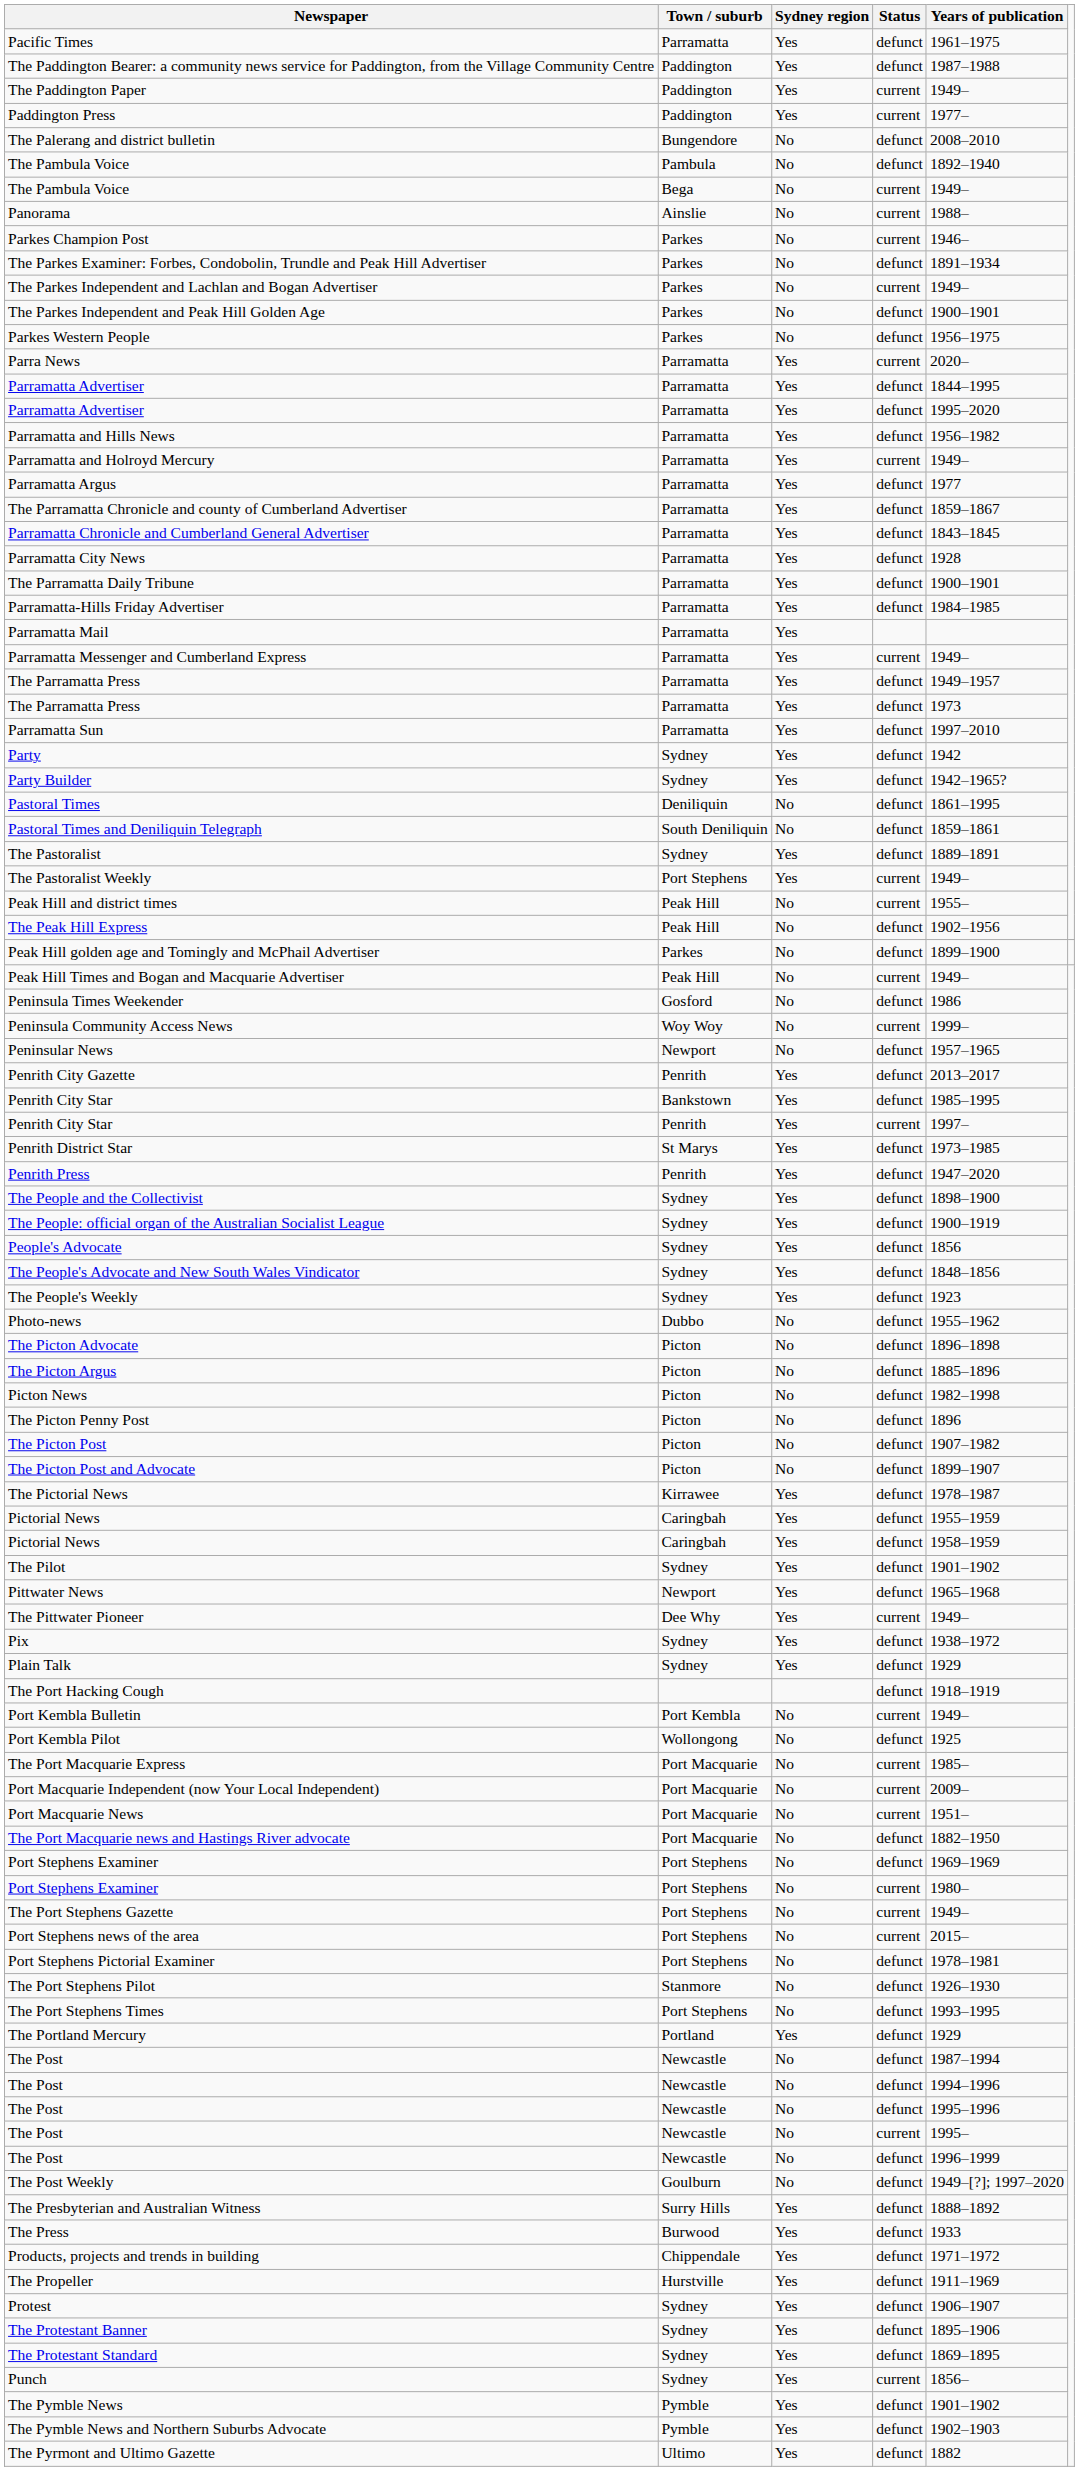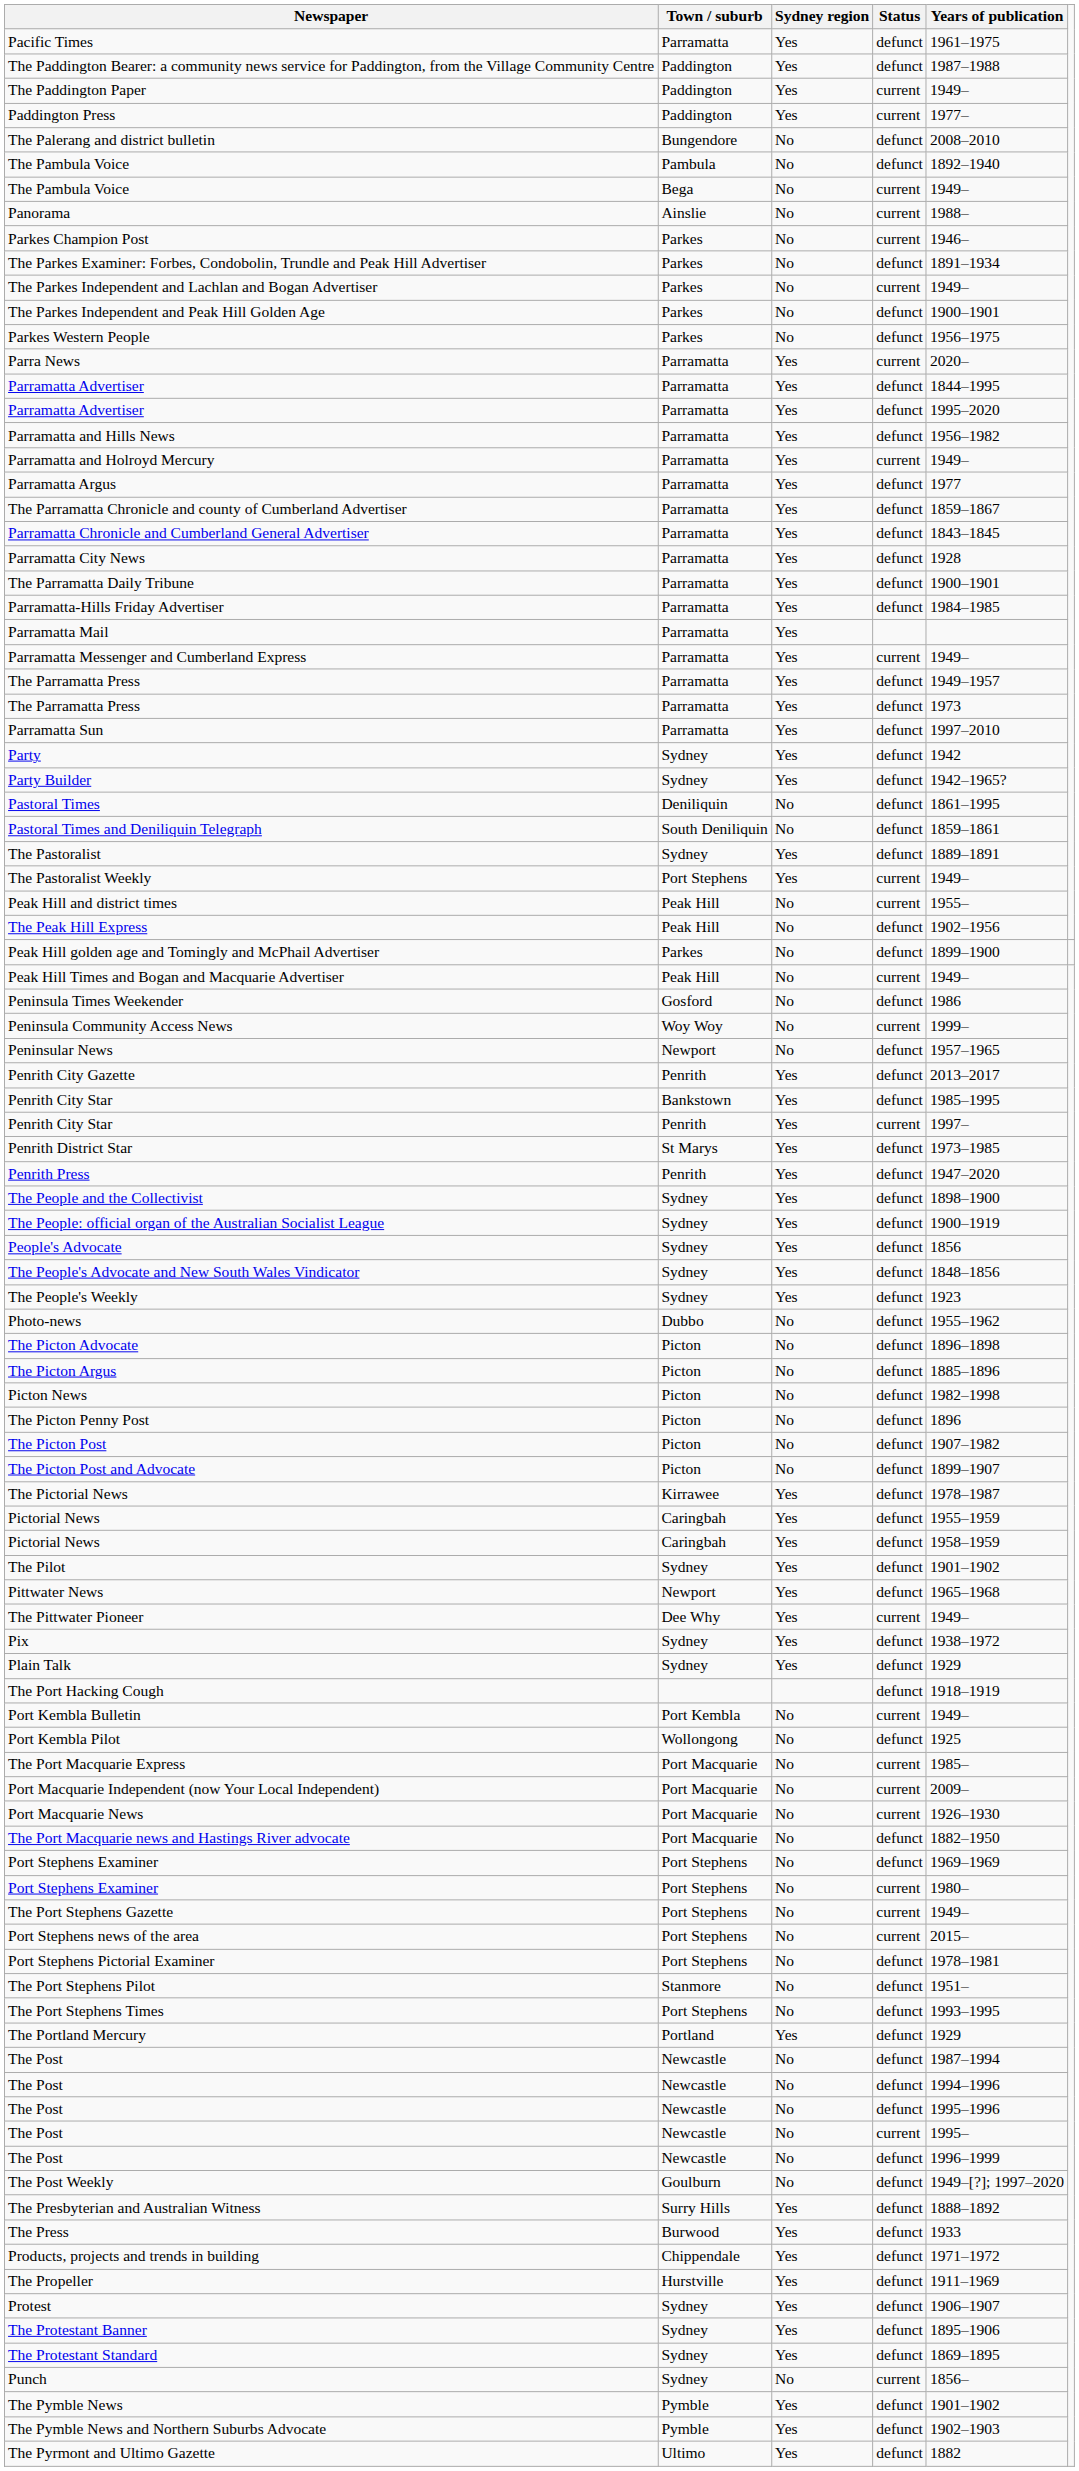(949, 1813) 1951– -> (965, 1813) 1926–1930
(965, 1985) 1926–1930 -> (949, 1985) 1951–
(786, 2379) Yes -> (785, 2379) No
